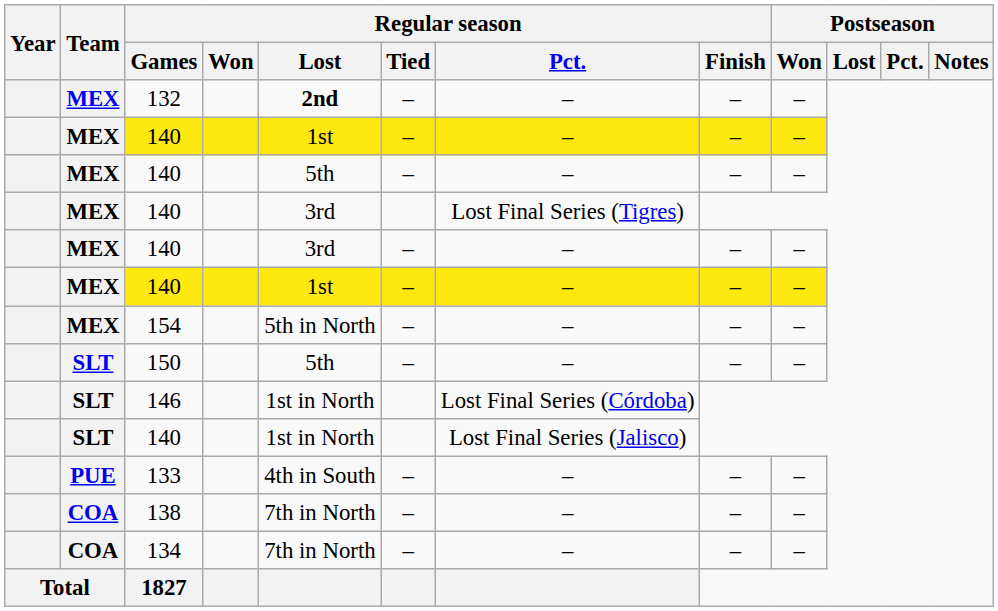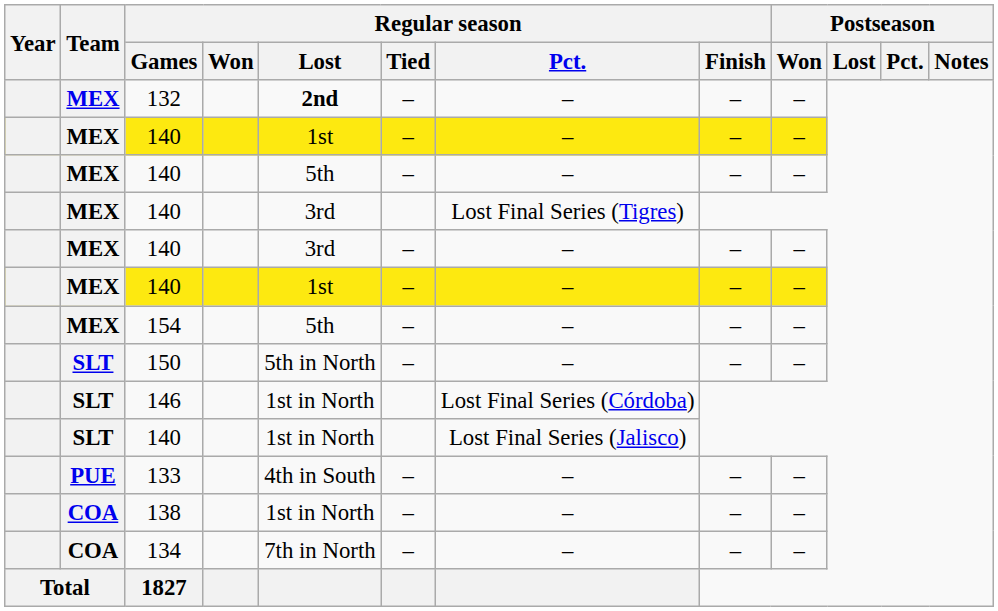(320, 324) 5th in North -> (320, 324) 5th
(320, 361) 5th -> (320, 361) 5th in North
(320, 512) 7th in North -> (320, 512) 1st in North
